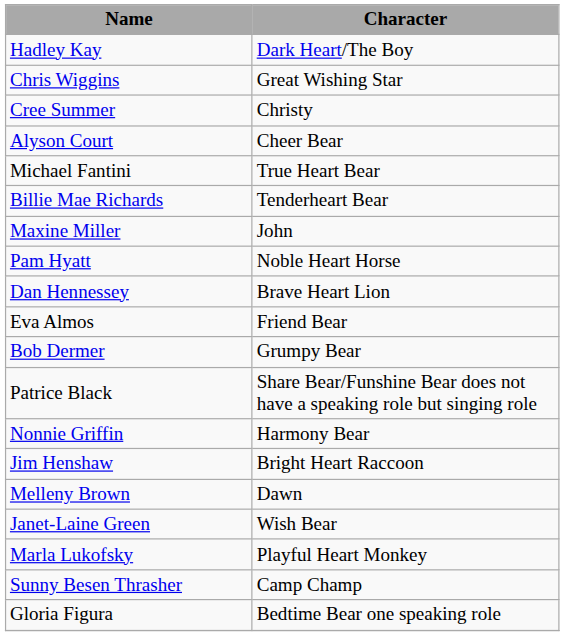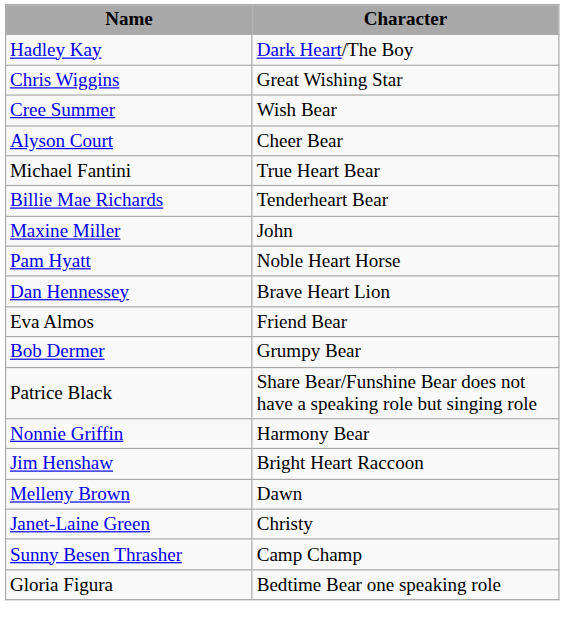(285, 110) Christy -> (297, 110) Wish Bear
(297, 524) Wish Bear -> (285, 524) Christy
- row: (72, 554)
